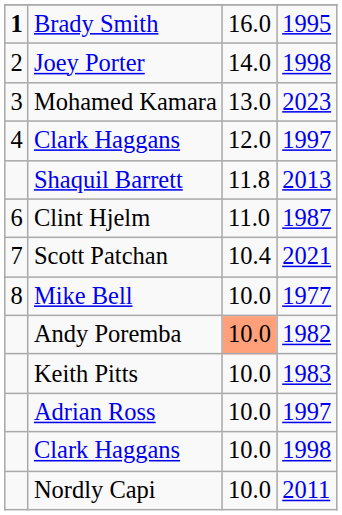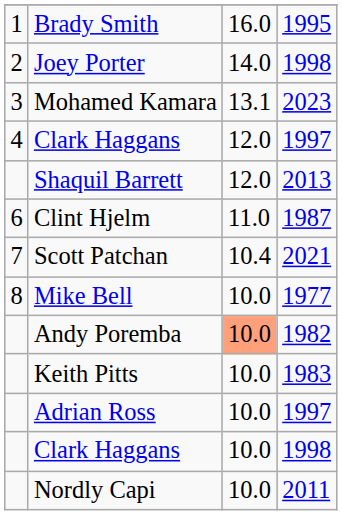(17, 23) bold -> (17, 23) normal
(249, 101) 13.0 -> (249, 101) 13.1
(249, 179) 11.8 -> (249, 179) 12.0
